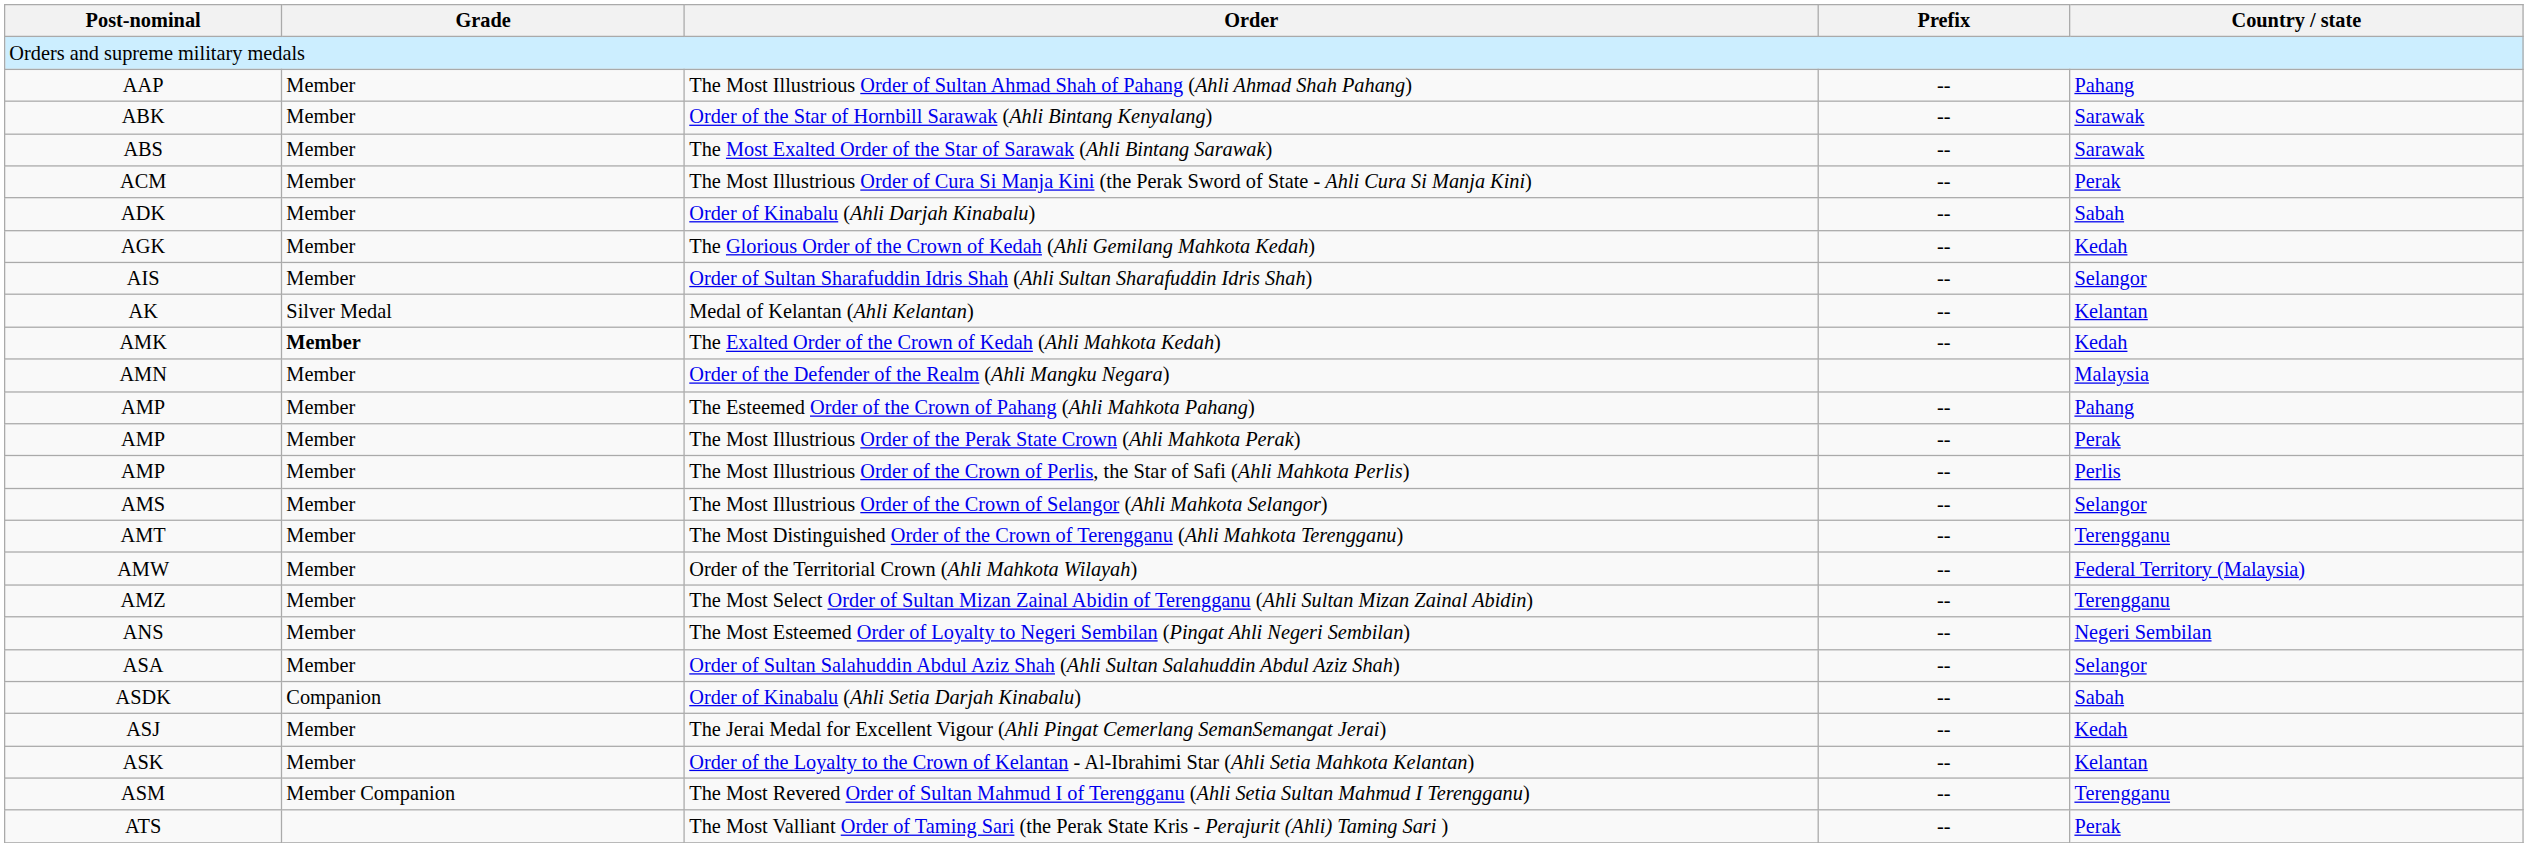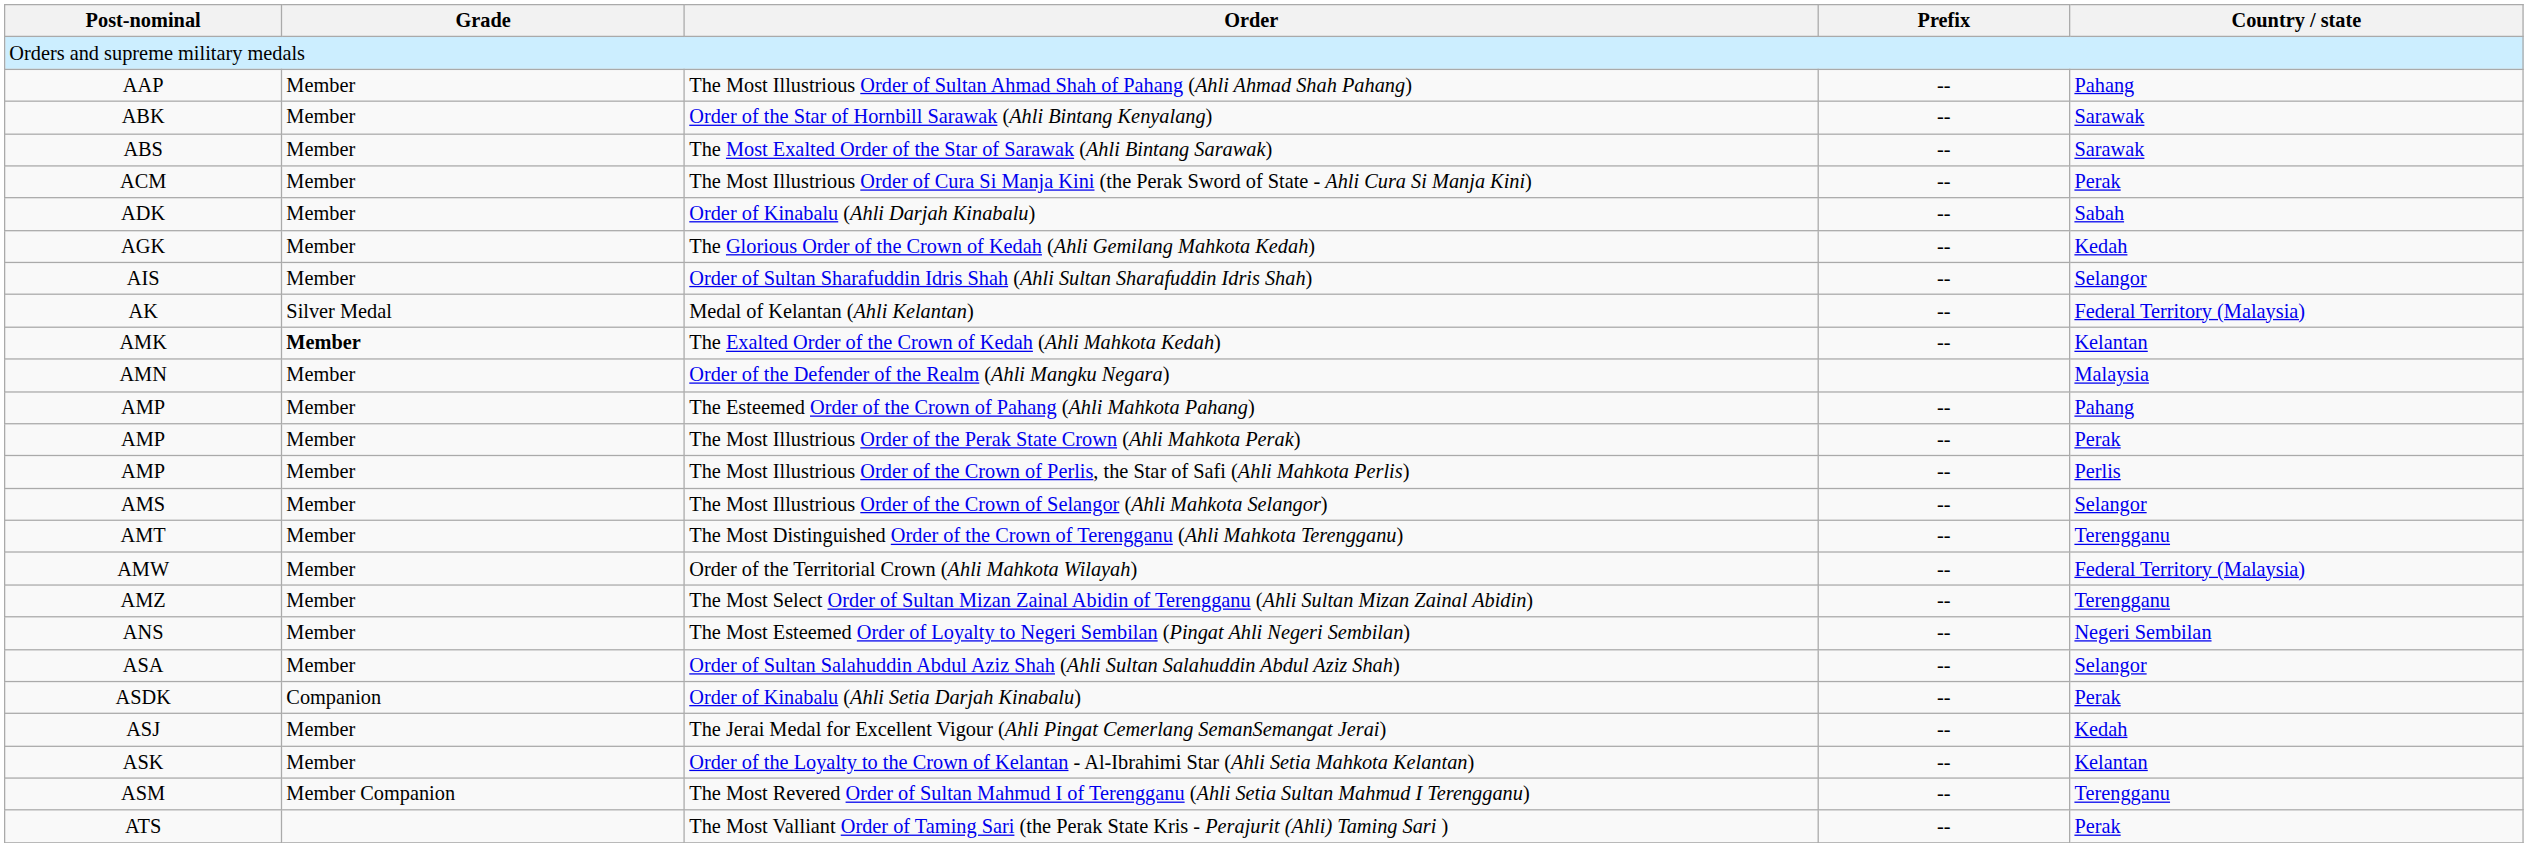(2111, 310) Kelantan -> (2190, 310) Federal Territory (Malaysia)
(2101, 342) Kedah -> (2111, 342) Kelantan
(2099, 697) Sabah -> (2098, 697) Perak
